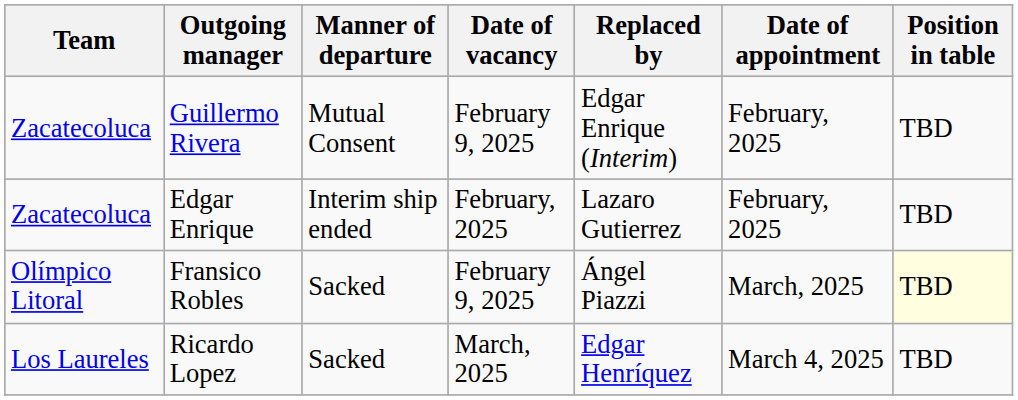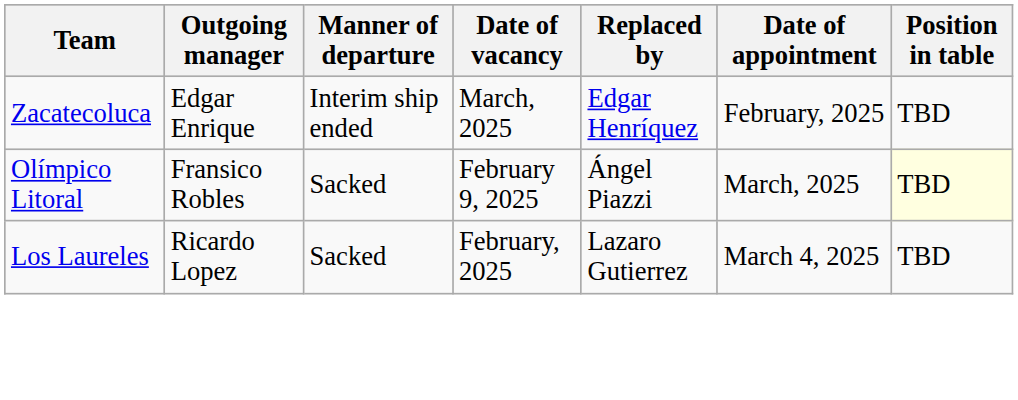- row: (224, 127)
(505, 214) February, 2025 -> (497, 112) March, 2025
(631, 214) Lazaro Gutierrez -> (643, 112) Edgar Henríquez
(493, 358) March, 2025 -> (509, 256) February, 2025
(636, 358) Edgar Henríquez -> (638, 256) Lazaro Gutierrez
